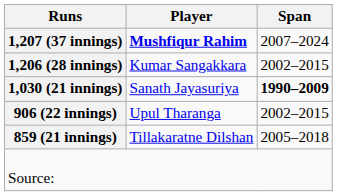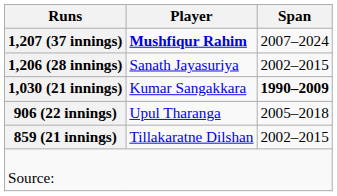(188, 64) Kumar Sangakkara -> (184, 64) Sanath Jayasuriya
(184, 88) Sanath Jayasuriya -> (188, 88) Kumar Sangakkara
(295, 112) 2002–2015 -> (295, 112) 2005–2018
(295, 137) 2005–2018 -> (295, 137) 2002–2015
